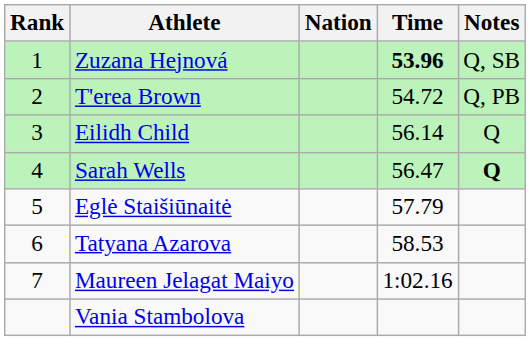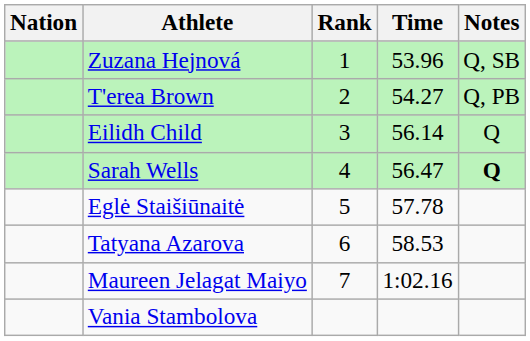columns swapped: (37, 22) <-> (338, 22)
(418, 59) bold -> (418, 59) normal
(418, 96) 54.72 -> (418, 96) 54.27
(418, 206) 57.79 -> (418, 206) 57.78
